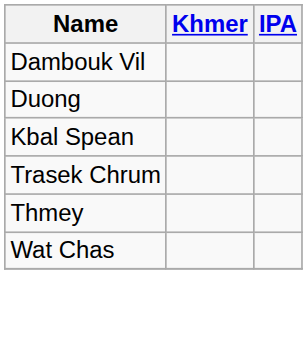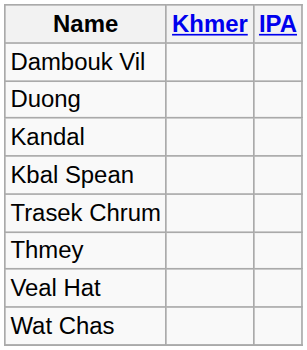+ row: (48, 137)
+ row: (56, 288)
